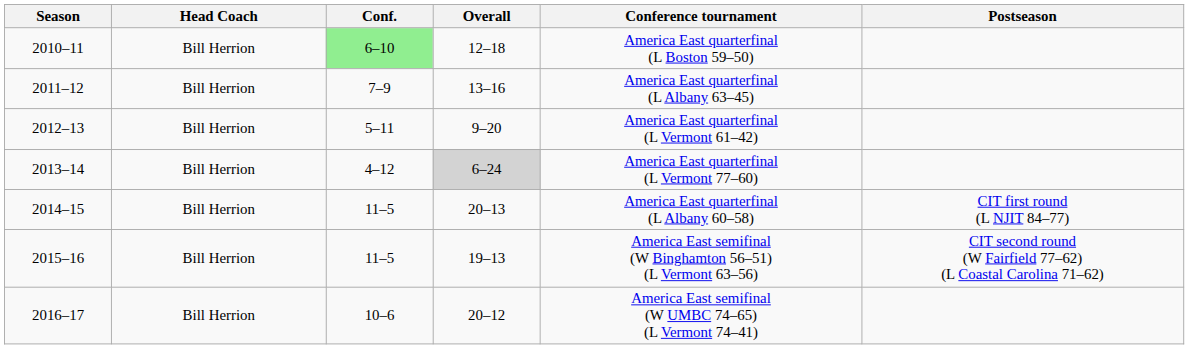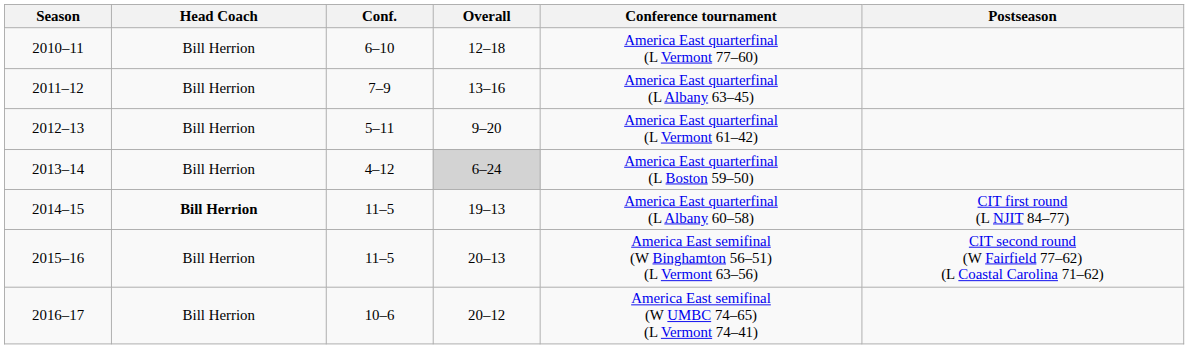(380, 48) lightgreen background -> (380, 48) no background
(701, 48) America East quarterfinal (L Boston 59–50) -> (701, 48) America East quarterfinal (L Vermont 77–60)
(701, 169) America East quarterfinal (L Vermont 77–60) -> (701, 169) America East quarterfinal (L Boston 59–50)
(219, 209) normal -> (219, 209) bold
(487, 209) 20–13 -> (487, 209) 19–13
(487, 258) 19–13 -> (487, 258) 20–13
